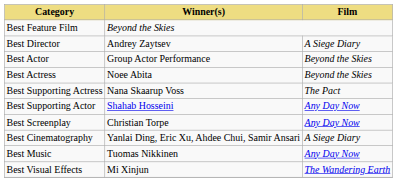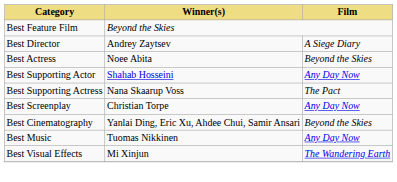- row: (28, 59)
rows swapped: (51, 106) <-> (55, 91)
(332, 138) A Siege Diary -> (338, 122) Beyond the Skies
